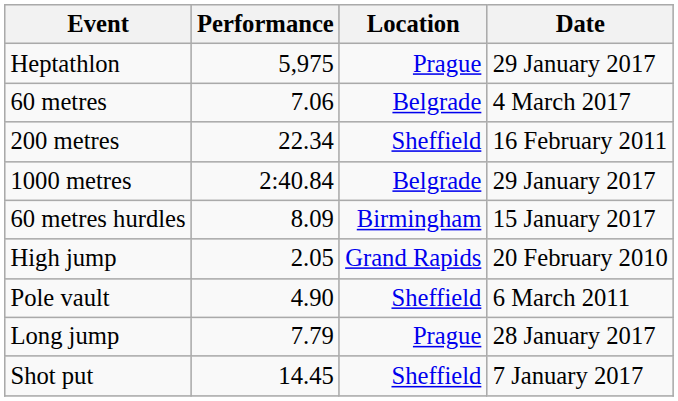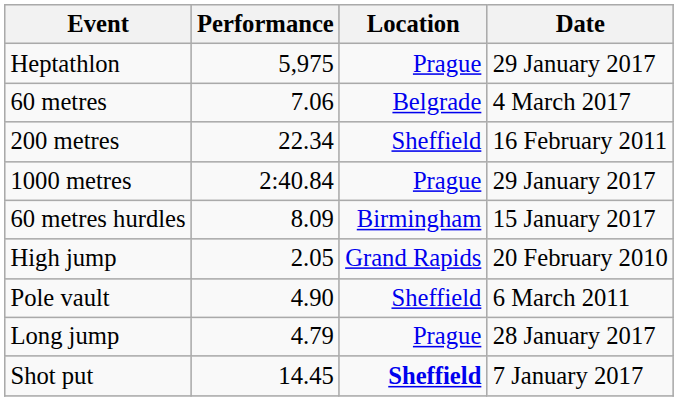(437, 180) Belgrade -> (447, 180) Prague
(312, 336) 7.79 -> (312, 336) 4.79
(436, 375) normal -> (435, 375) bold
